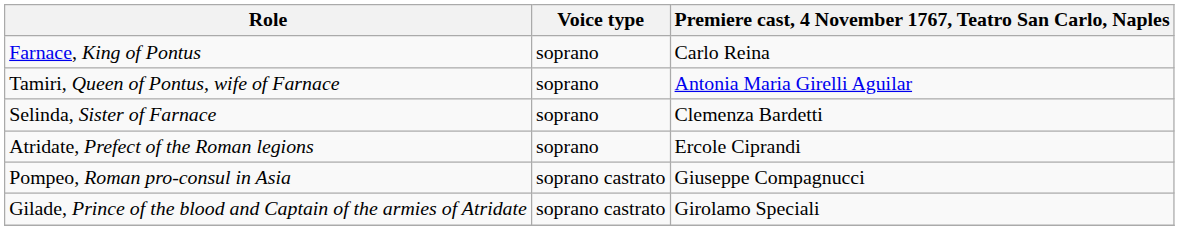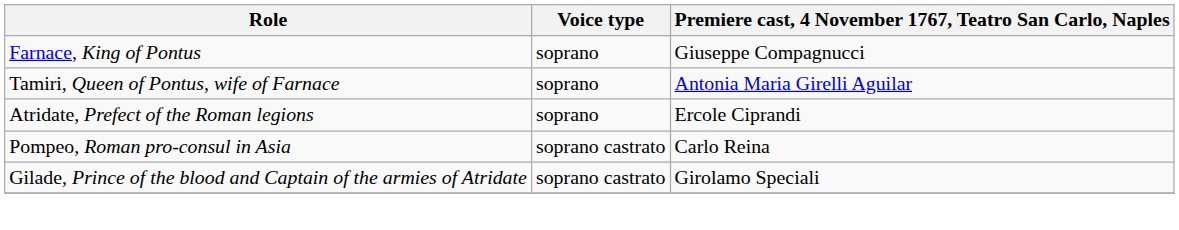(722, 51) Carlo Reina -> (770, 51) Giuseppe Compagnucci
- row: (113, 114)
(770, 177) Giuseppe Compagnucci -> (722, 146) Carlo Reina
